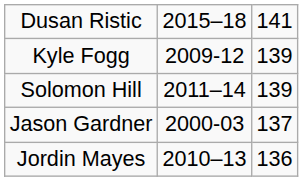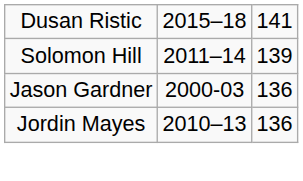- row: (81, 55)
(275, 124) 137 -> (275, 90) 136
